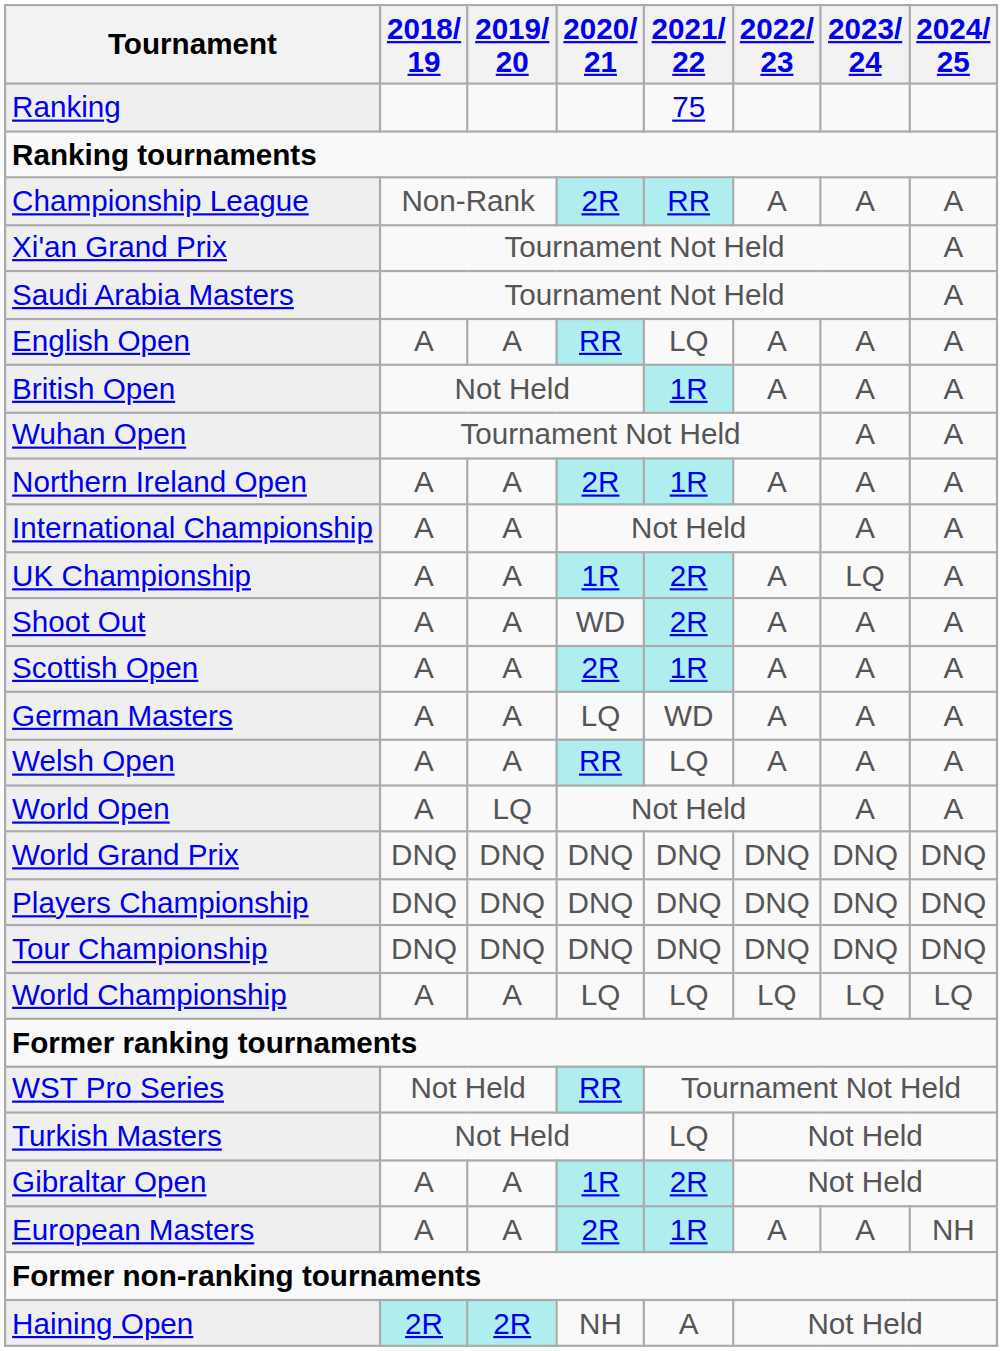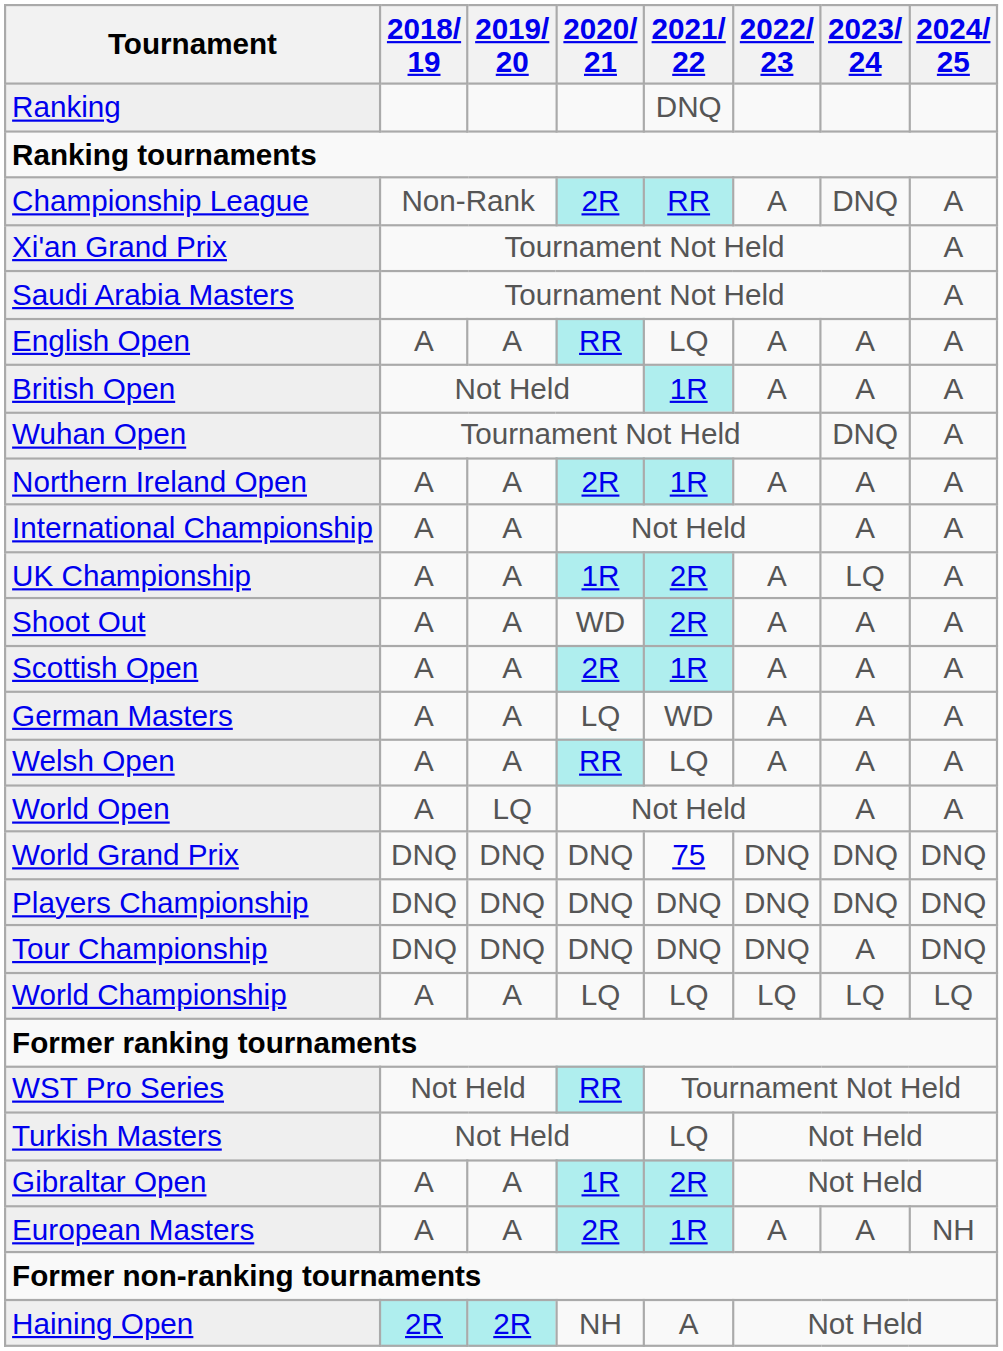(689, 107) 75 -> (689, 107) DNQ
(865, 201) A -> (865, 201) DNQ
(865, 435) A -> (865, 435) DNQ
(689, 855) DNQ -> (689, 855) 75
(865, 949) DNQ -> (865, 949) A
